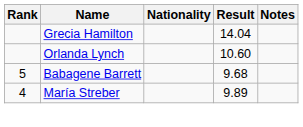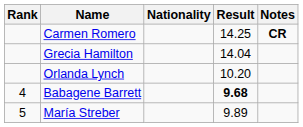+ row: (90, 34)
(235, 54) 10.60 -> (235, 74) 10.20
(23, 74) 5 -> (23, 93) 4
(235, 74) normal -> (235, 93) bold
(23, 93) 4 -> (23, 113) 5
